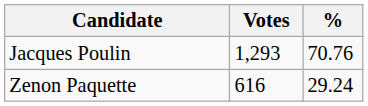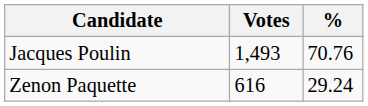(257, 52) 1,293 -> (257, 52) 1,493
